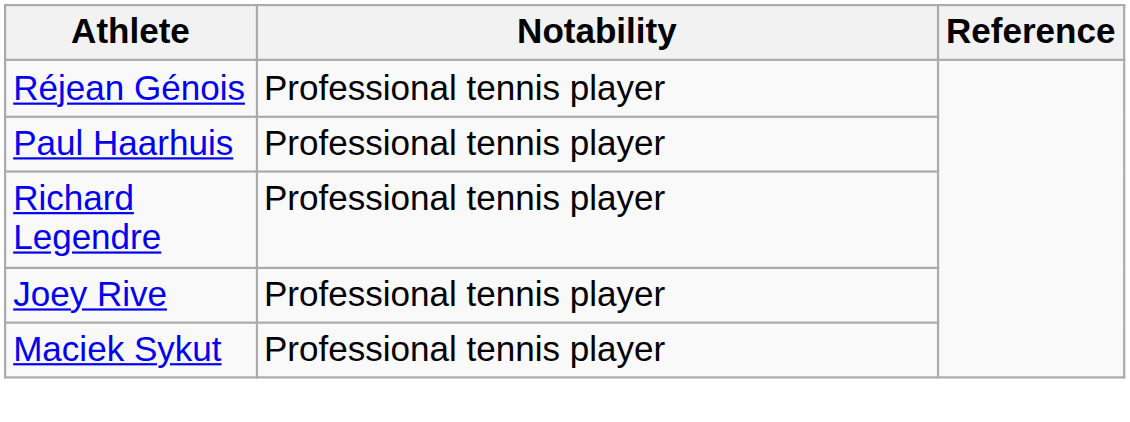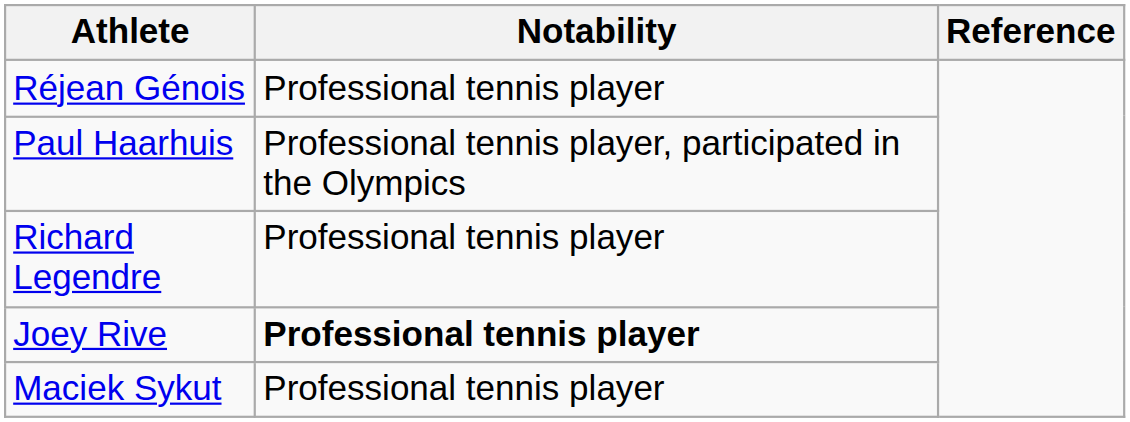(465, 143) Professional tennis player -> (582, 163) Professional tennis player, participated in the Olympics
(465, 293) normal -> (481, 333) bold
